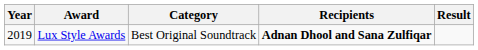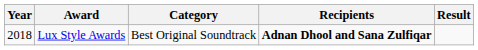(20, 35) 2019 -> (20, 35) 2018
